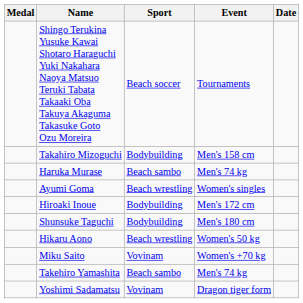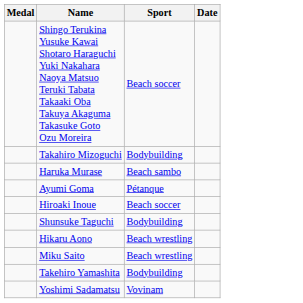- column: (234, 13)
(159, 188) Beach wrestling -> (145, 188) Pétanque
(155, 205) Bodybuilding -> (153, 205) Beach soccer
(145, 255) Vovinam -> (159, 255) Beach wrestling
(154, 272) Beach sambo -> (155, 272) Bodybuilding
